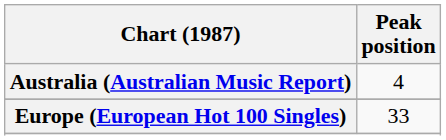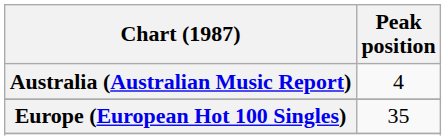(399, 116) 33 -> (399, 116) 35
